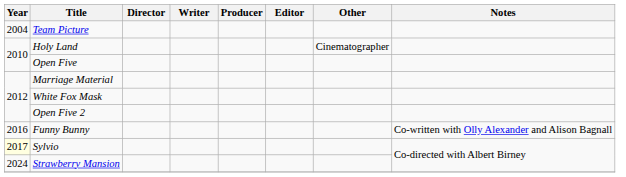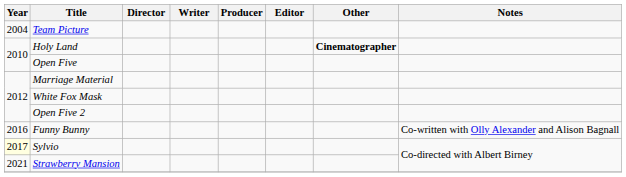(352, 46) normal -> (356, 46) bold
(17, 163) 2024 -> (17, 163) 2021
